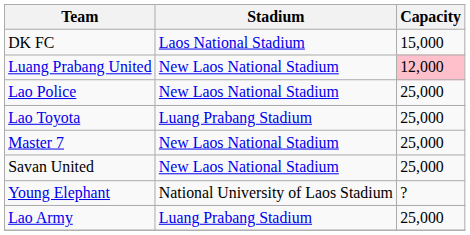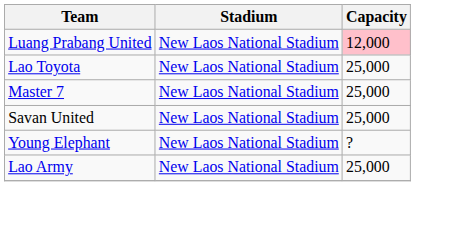- row: (31, 42)
- row: (42, 92)
(235, 117) Luang Prabang Stadium -> (249, 67) New Laos National Stadium
(276, 192) National University of Laos Stadium -> (249, 142) New Laos National Stadium
(235, 218) Luang Prabang Stadium -> (249, 167) New Laos National Stadium
